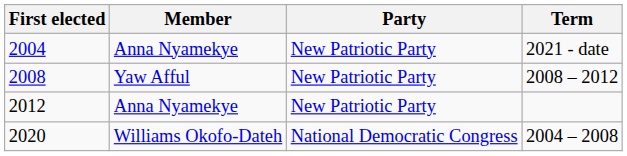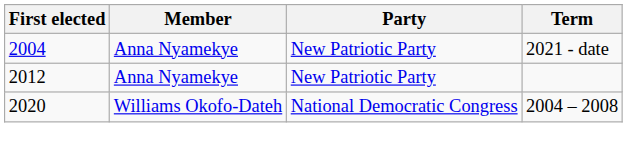- row: (27, 77)
